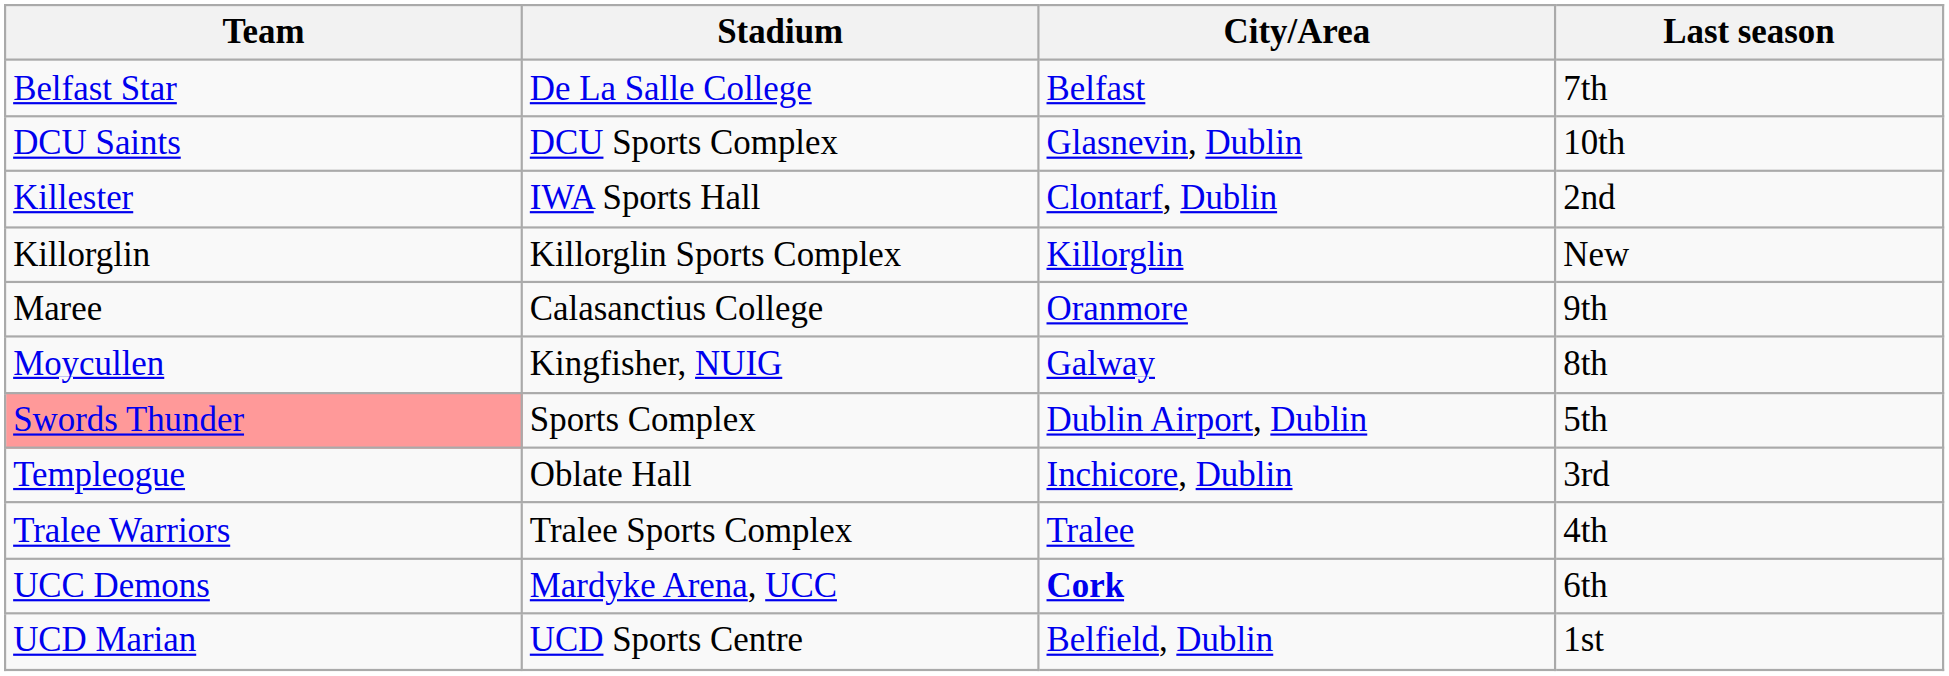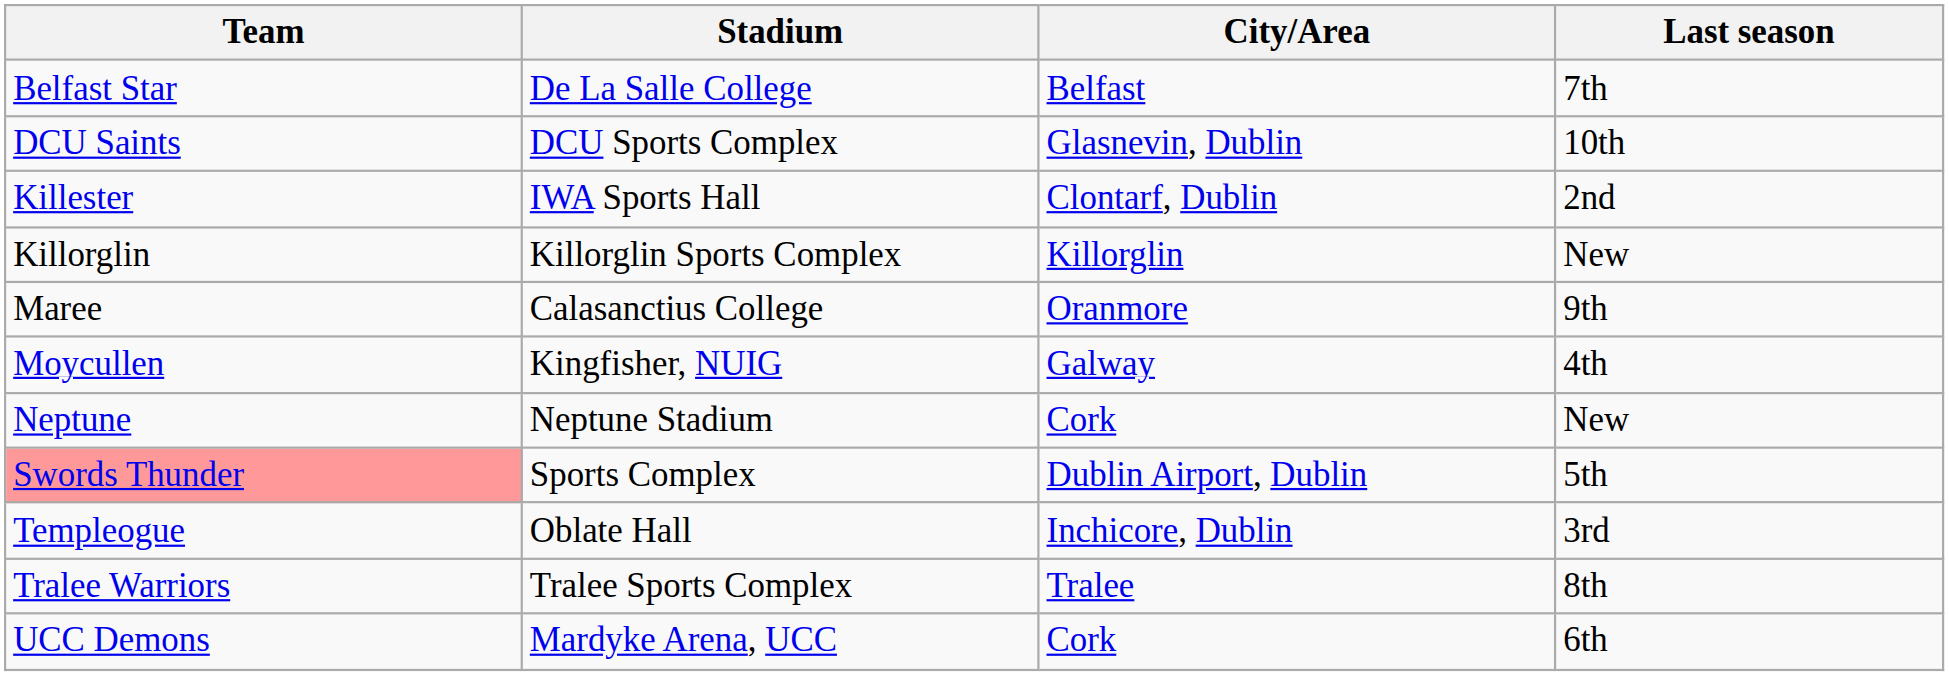(1586, 364) 8th -> (1586, 364) 4th
+ row: (72, 419)
(1586, 530) 4th -> (1586, 585) 8th
(1085, 585) bold -> (1081, 640) normal
- row: (105, 640)
